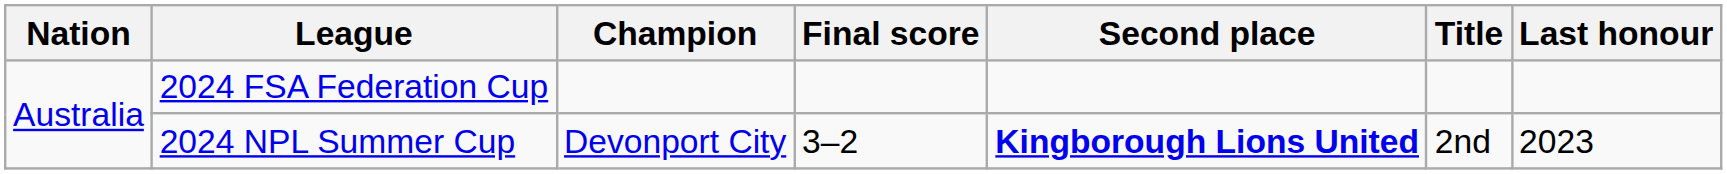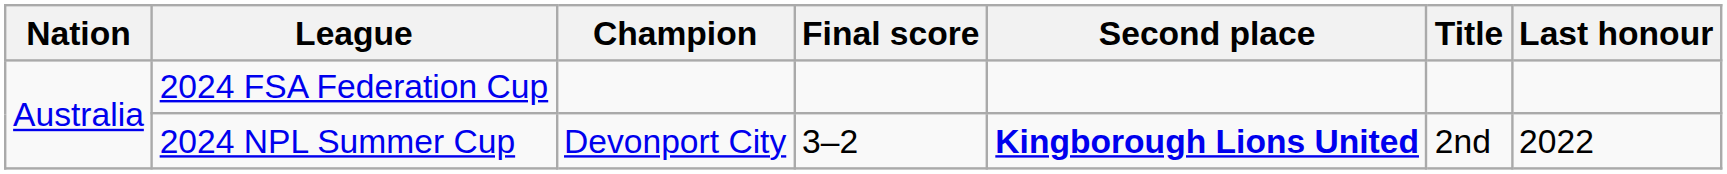(1557, 141) 2023 -> (1557, 141) 2022
